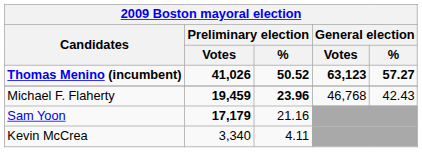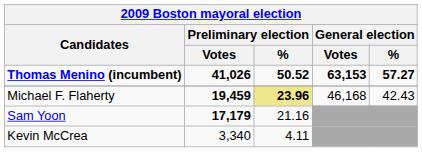(347, 75) 63,123 -> (347, 75) 63,153
(293, 95) no background -> (293, 95) khaki background
(347, 95) 46,768 -> (347, 95) 46,168
